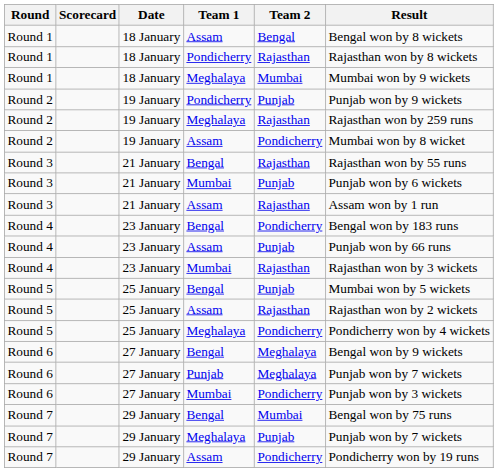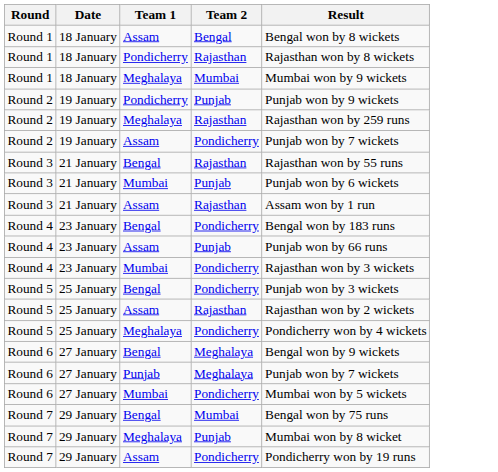- column: (88, 15)
(397, 141) Mumbai won by 8 wicket -> (332, 141) Punjab won by 7 wickets
(284, 267) Rajasthan -> (226, 267) Pondicherry
(276, 288) Punjab -> (226, 288) Pondicherry
(399, 288) Mumbai won by 5 wickets -> (332, 288) Punjab won by 3 wickets
(395, 394) Punjab won by 3 wickets -> (336, 394) Mumbai won by 5 wickets
(395, 436) Punjab won by 7 wickets -> (333, 436) Mumbai won by 8 wicket
